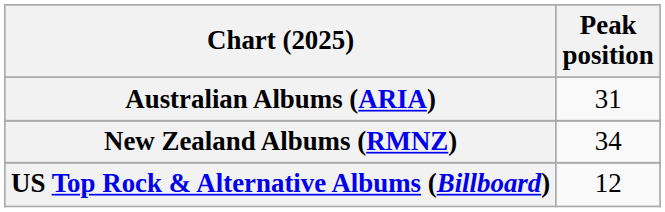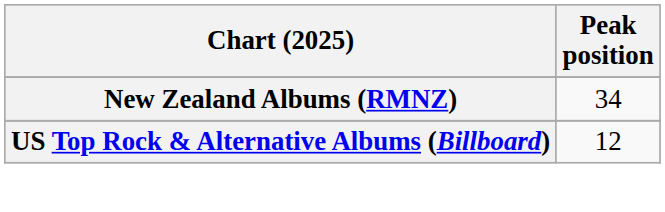- row: (281, 98)
